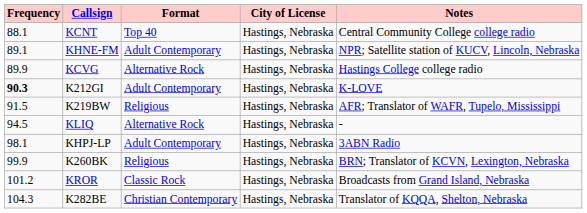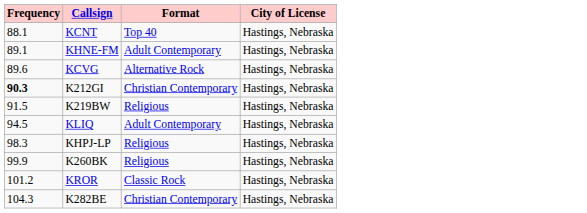- column: (459, 13)
(17, 69) 89.9 -> (17, 69) 89.6
(173, 87) Adult Contemporary -> (181, 87) Christian Contemporary
(164, 124) Alternative Rock -> (173, 124) Adult Contemporary
(17, 143) 98.1 -> (17, 143) 98.3
(173, 143) Adult Contemporary -> (146, 143) Religious
